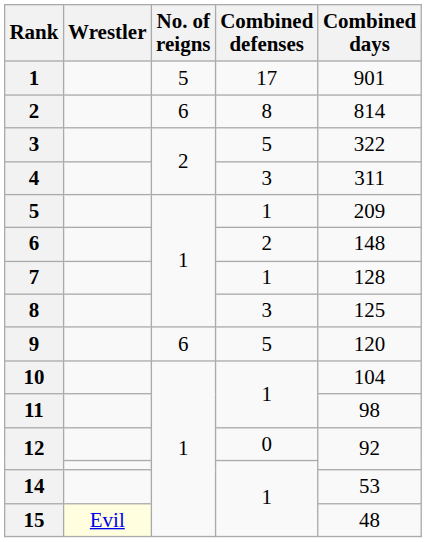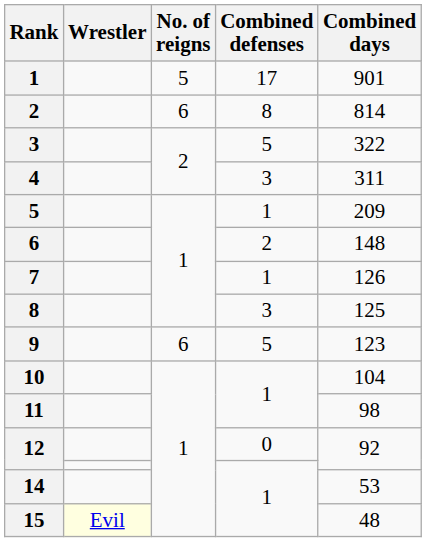(370, 277) 128 -> (370, 277) 126
(370, 343) 120 -> (370, 343) 123
